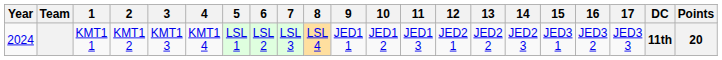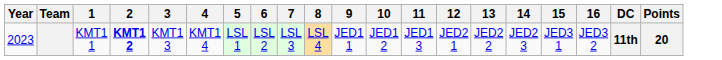- column: (628, 13)
(21, 39) 2024 -> (21, 39) 2023
(129, 39) normal -> (129, 39) bold
